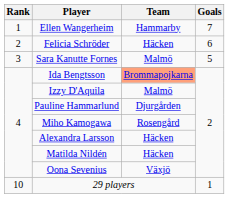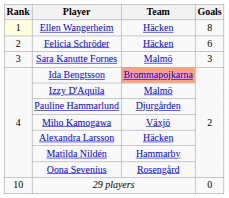(18, 28) no background -> (18, 28) lightyellow background
(158, 28) Hammarby -> (158, 28) Häcken
(210, 28) 7 -> (210, 28) 8
(210, 59) 5 -> (210, 59) 3
(158, 122) Rosengård -> (158, 122) Växjö
(158, 153) Häcken -> (158, 153) Hammarby
(158, 169) Växjö -> (158, 169) Rosengård
(210, 185) 1 -> (210, 185) 0
